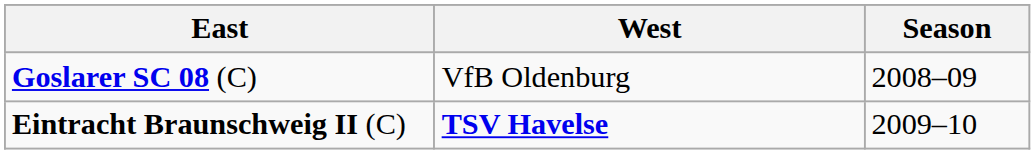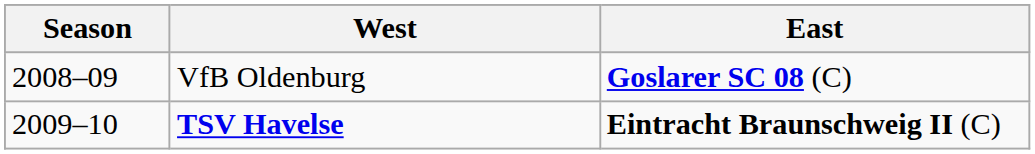columns swapped: (947, 28) <-> (220, 28)
